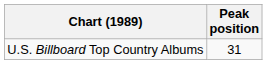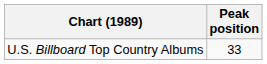(234, 49) 31 -> (234, 49) 33
